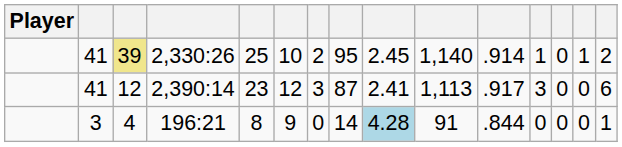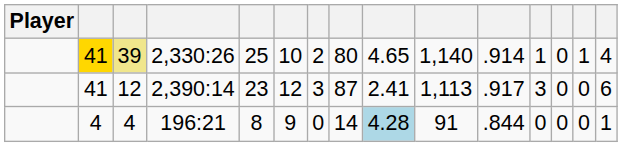(96, 55) no background -> (96, 55) gold background
(346, 55) 95 -> (346, 55) 80
(389, 55) 2.45 -> (389, 55) 4.65
(606, 55) 2 -> (606, 55) 4
(96, 123) 3 -> (96, 123) 4
